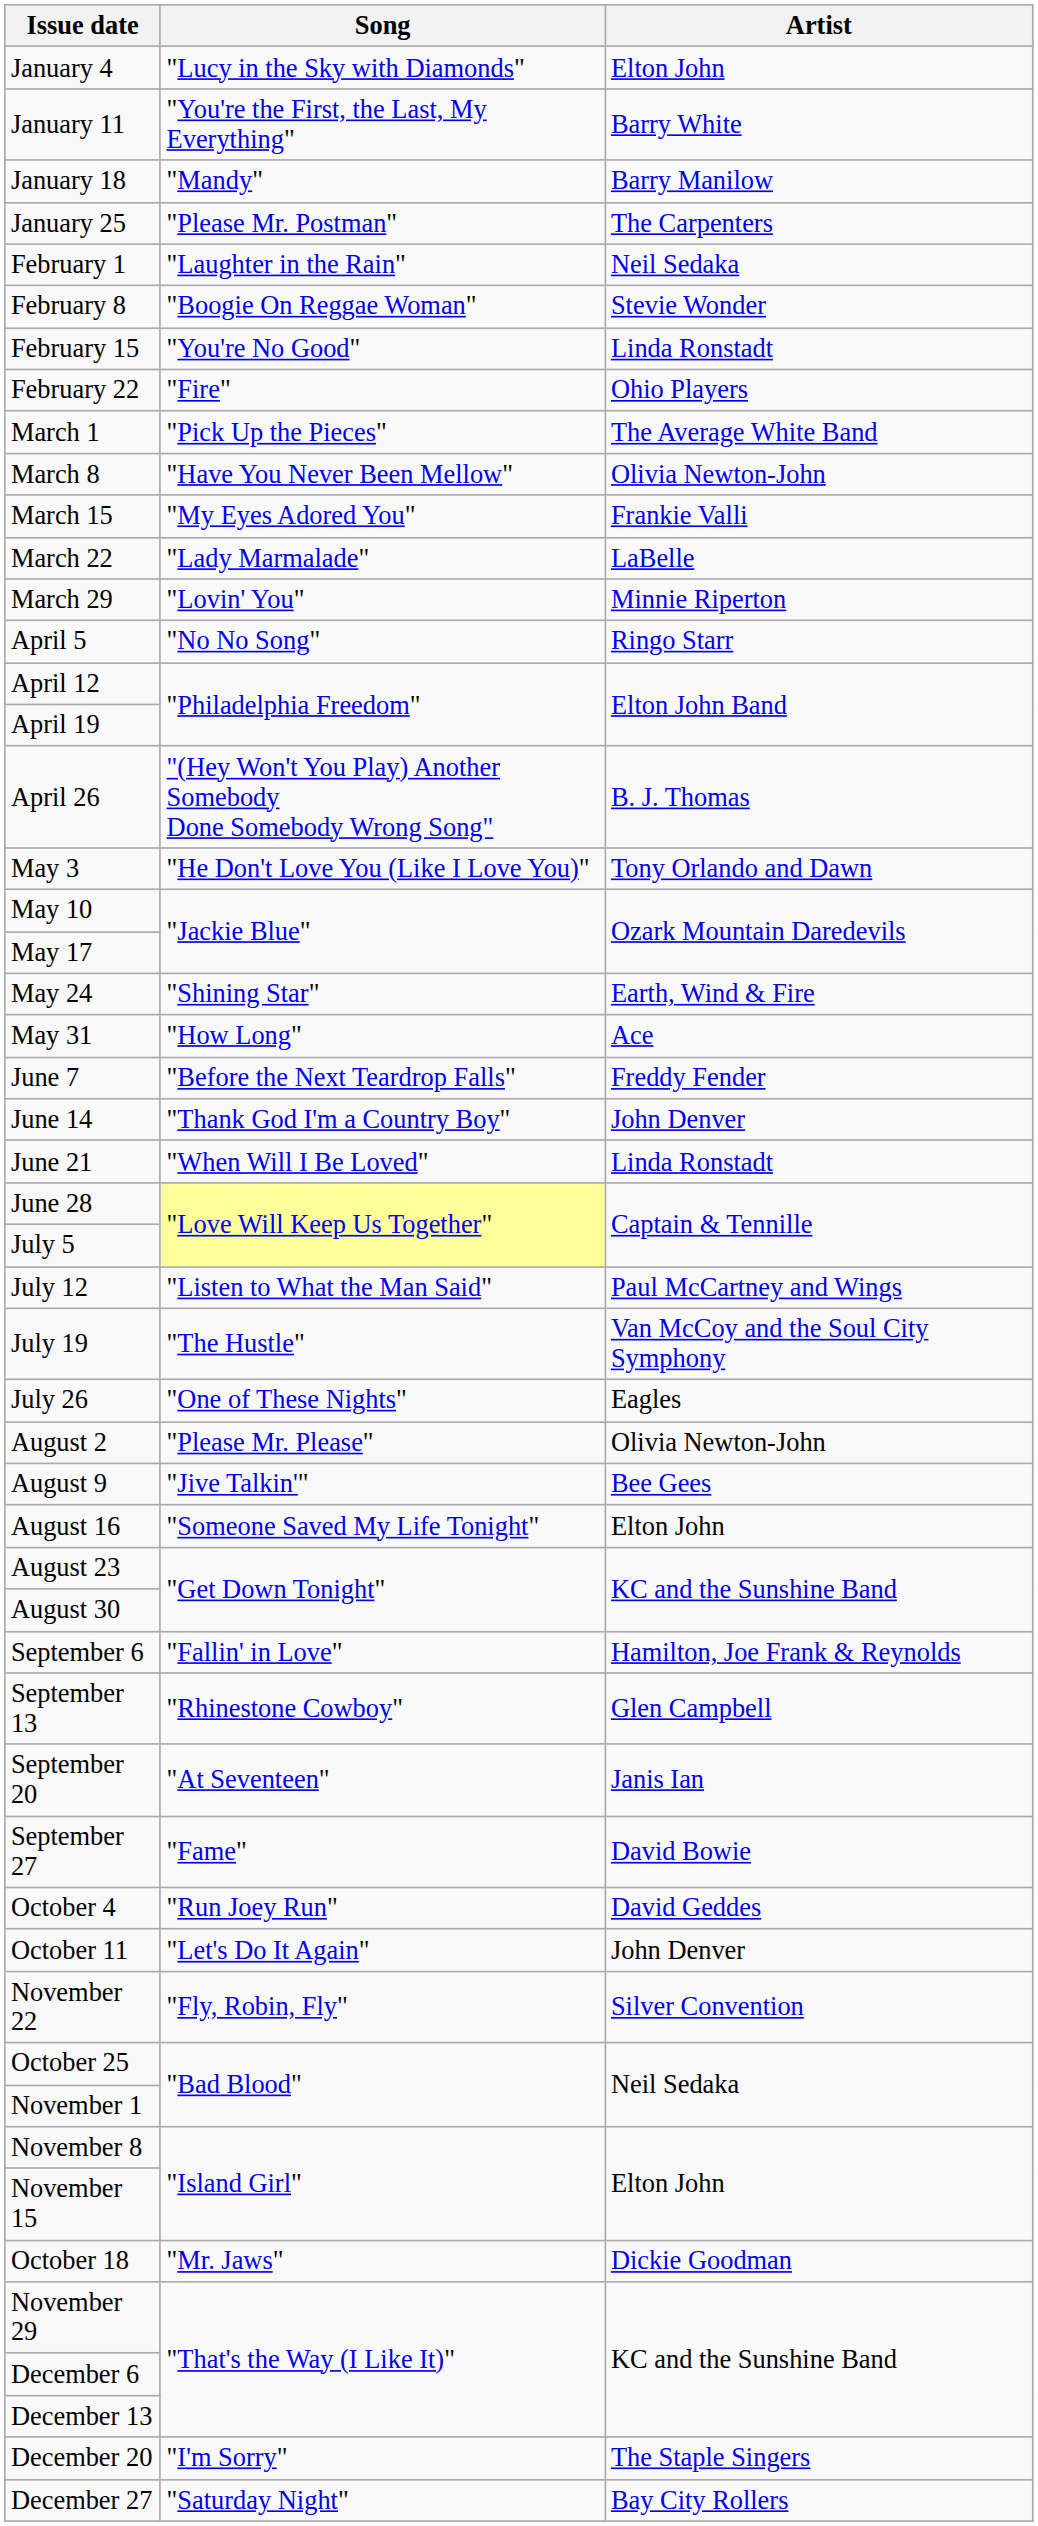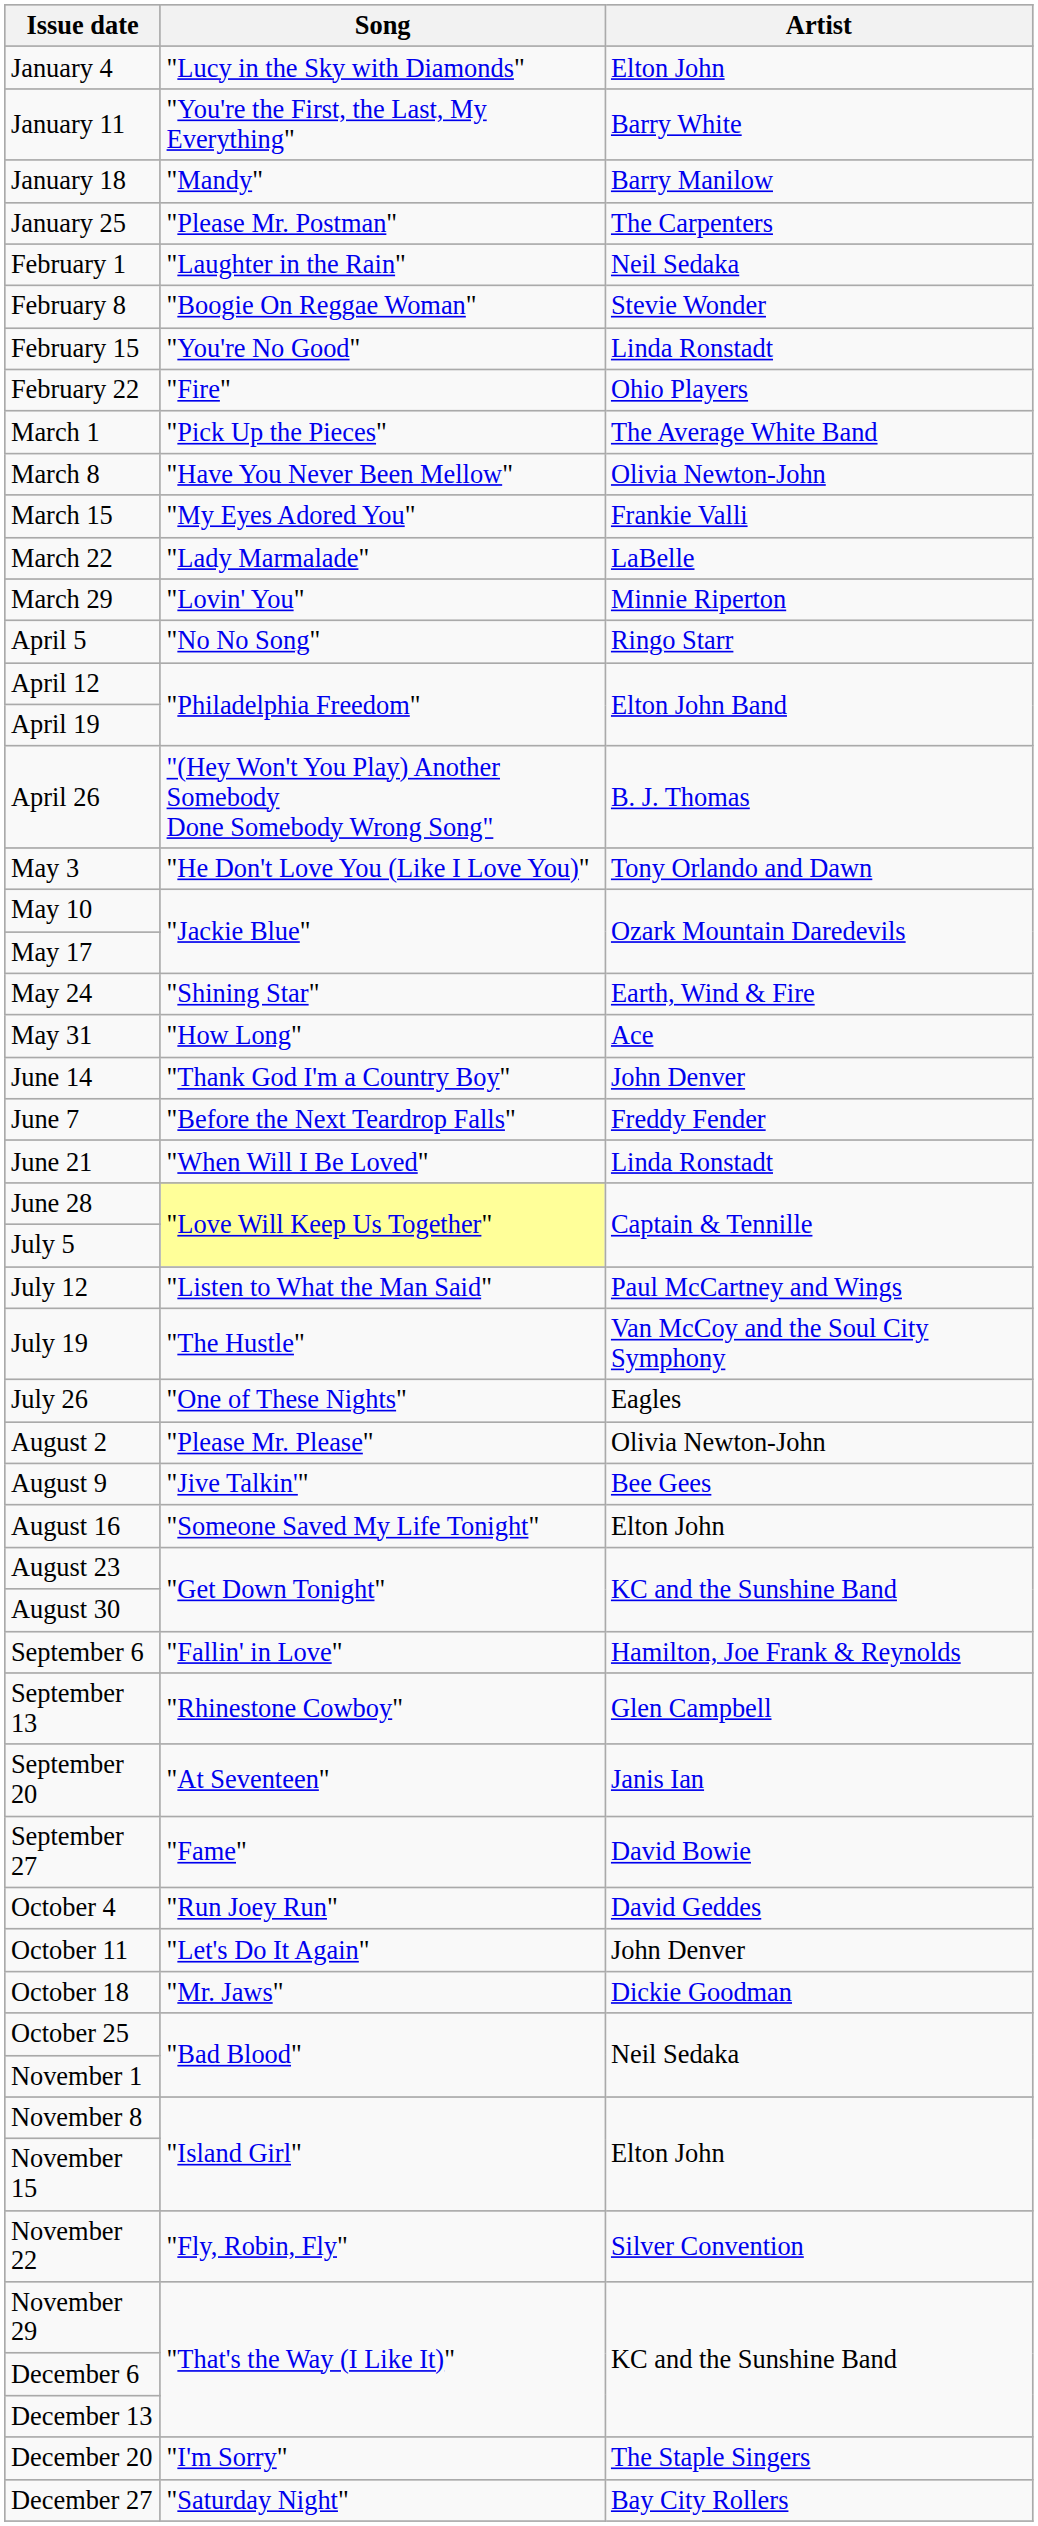rows swapped: (45, 1077) <-> (52, 1119)
rows swapped: (70, 2260) <-> (67, 2006)
